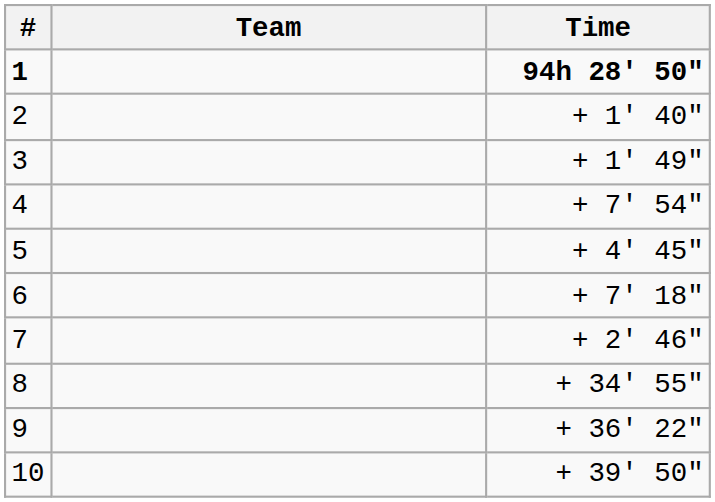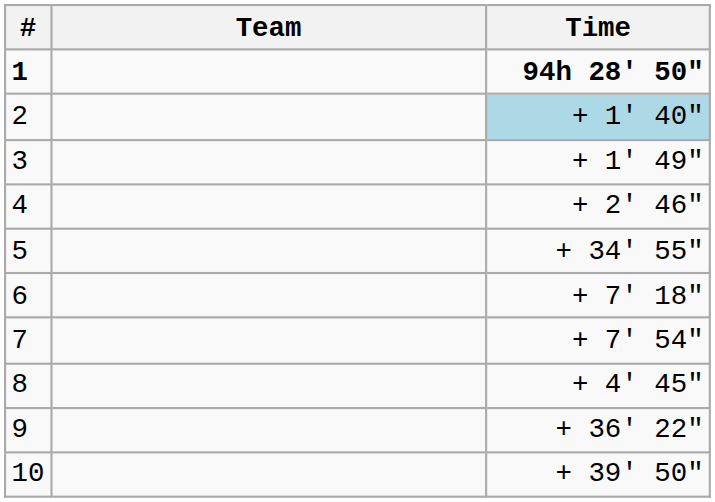(638, 117) no background -> (638, 117) lightblue background
(638, 206) + 7' 54" -> (638, 206) + 2' 46"
(638, 251) + 4' 45" -> (630, 251) + 34' 55"
(638, 340) + 2' 46" -> (638, 340) + 7' 54"
(630, 385) + 34' 55" -> (638, 385) + 4' 45"
